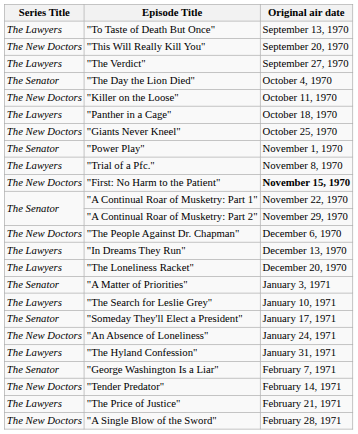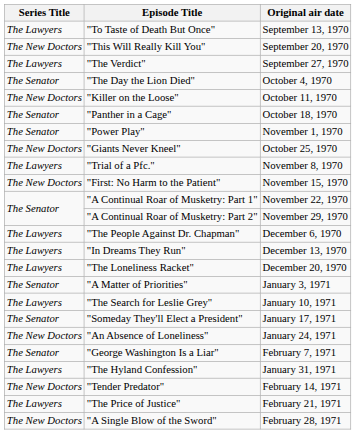(34, 115) The Lawyers -> (33, 115) The Senator
rows swapped: (134, 132) <-> (116, 149)
(306, 183) bold -> (305, 183) normal
(44, 234) The New Doctors -> (34, 234) The Lawyers
rows swapped: (142, 353) <-> (153, 370)
